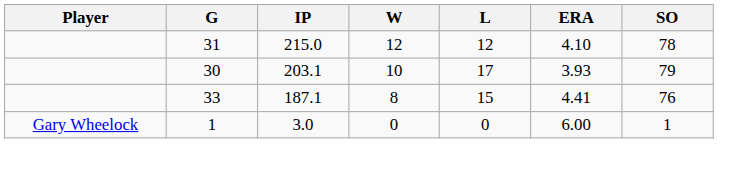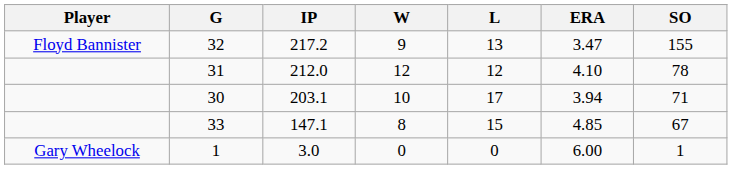+ row: (216, 44)
(303, 44) 215.0 -> (309, 71) 212.0
(576, 71) 3.93 -> (587, 97) 3.94
(667, 71) 79 -> (680, 97) 71
(303, 97) 187.1 -> (309, 124) 147.1
(576, 97) 4.41 -> (587, 124) 4.85
(667, 97) 76 -> (680, 124) 67
